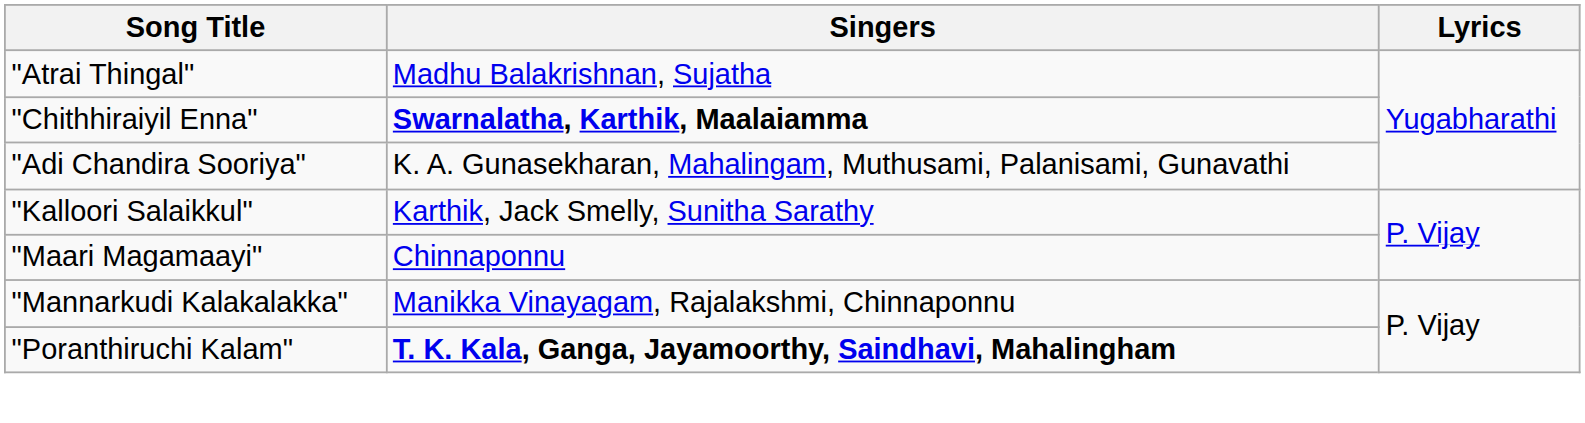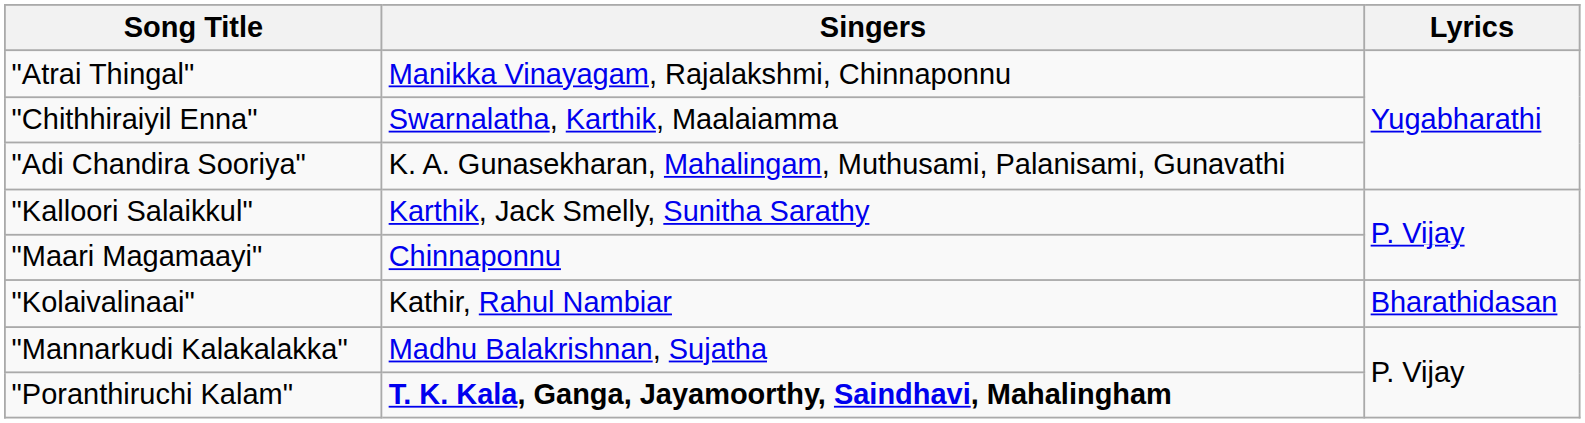(582, 73) Madhu Balakrishnan, Sujatha -> (700, 73) Manikka Vinayagam, Rajalakshmi, Chinnaponnu
(630, 119) bold -> (613, 119) normal
+ row: (103, 303)
(704, 303) Manikka Vinayagam, Rajalakshmi, Chinnaponnu -> (578, 348) Madhu Balakrishnan, Sujatha
